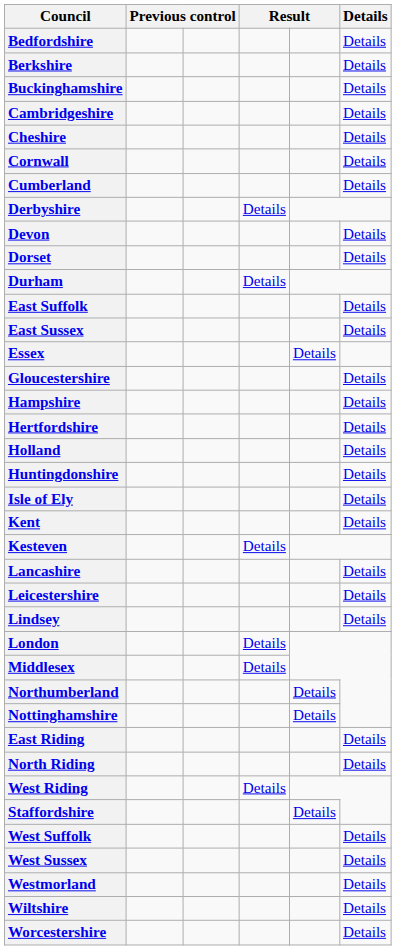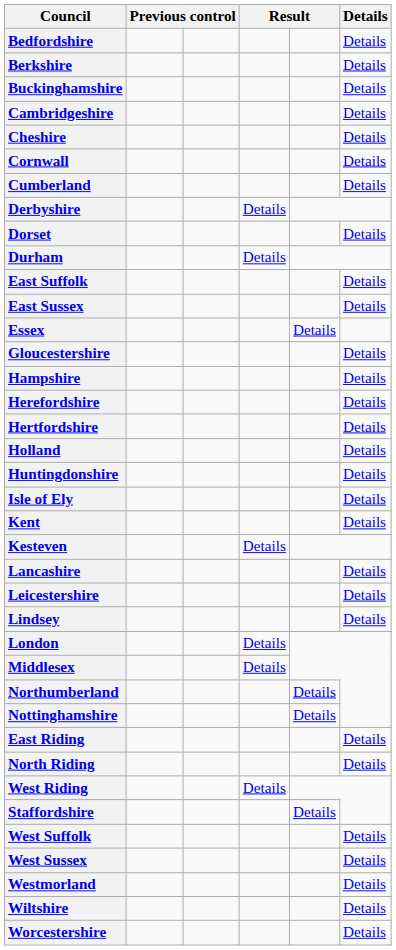- row: (29, 233)
+ row: (54, 402)
